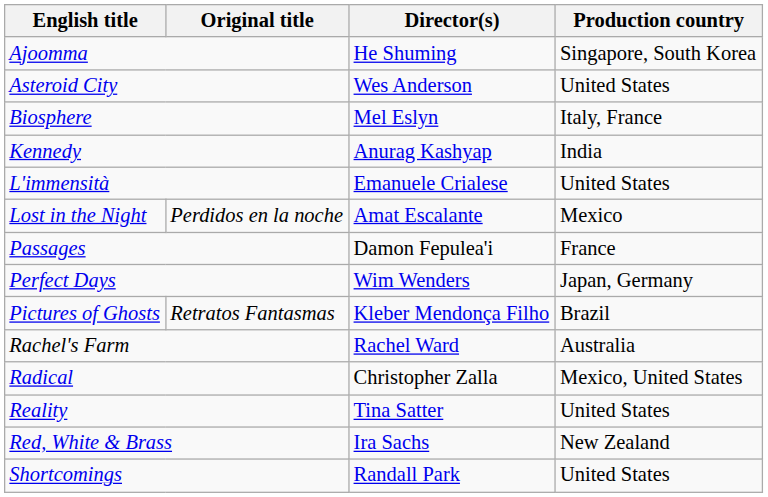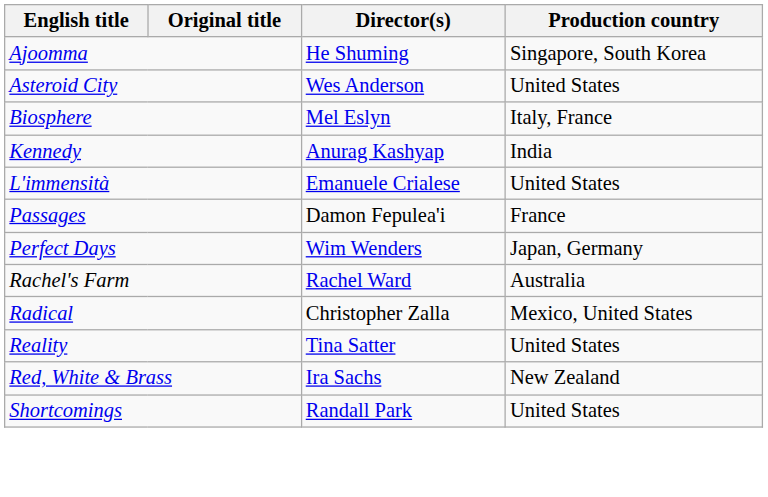- row: (78, 215)
- row: (85, 313)
